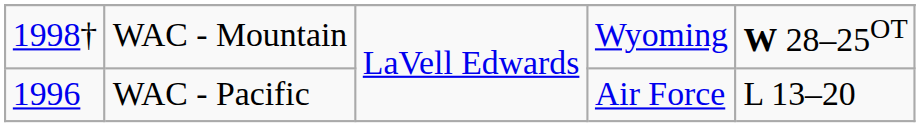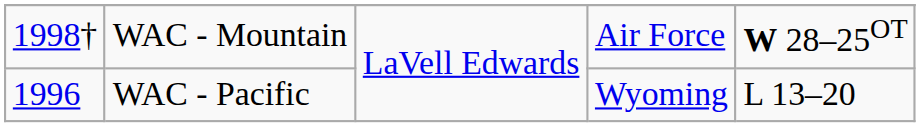(661, 35) Wyoming -> (660, 35) Air Force
(660, 93) Air Force -> (661, 93) Wyoming
